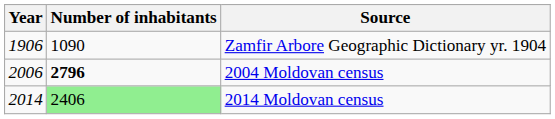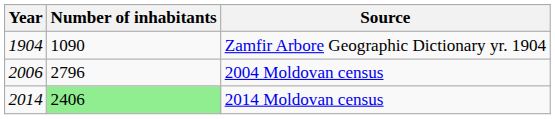(26, 45) 1906 -> (26, 45) 1904
(68, 72) bold -> (68, 72) normal
